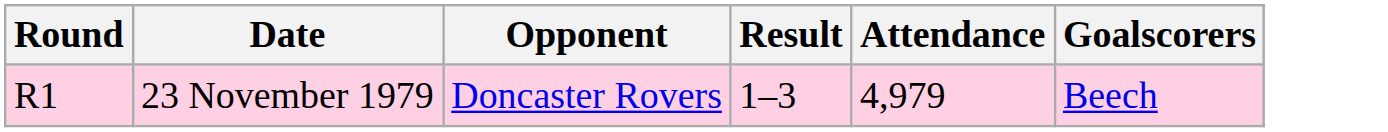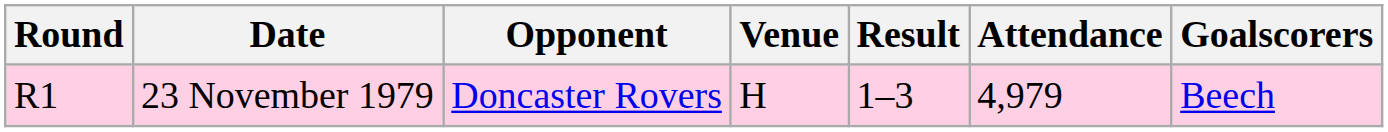+ column: (789, 34)
